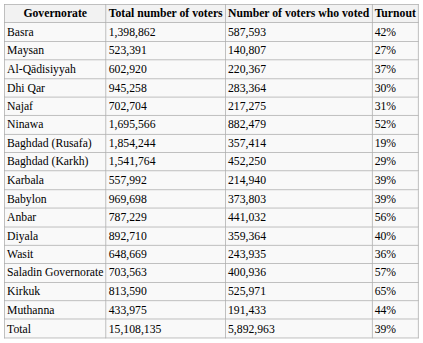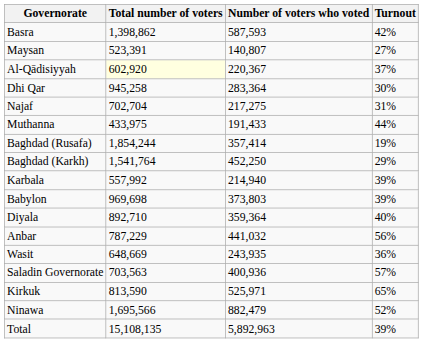(128, 69) no background -> (128, 69) lightyellow background
rows swapped: (31, 310) <-> (25, 124)
rows swapped: (23, 236) <-> (22, 217)
